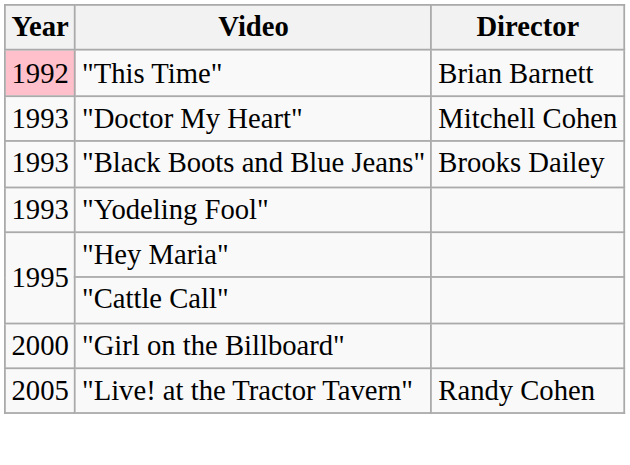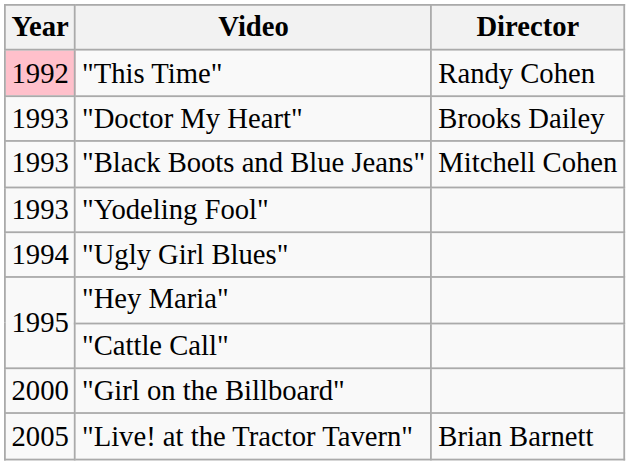(516, 72) Brian Barnett -> (517, 72) Randy Cohen
(528, 118) Mitchell Cohen -> (521, 118) Brooks Dailey
(521, 163) Brooks Dailey -> (528, 163) Mitchell Cohen
+ row: (185, 254)
(517, 390) Randy Cohen -> (516, 436) Brian Barnett
